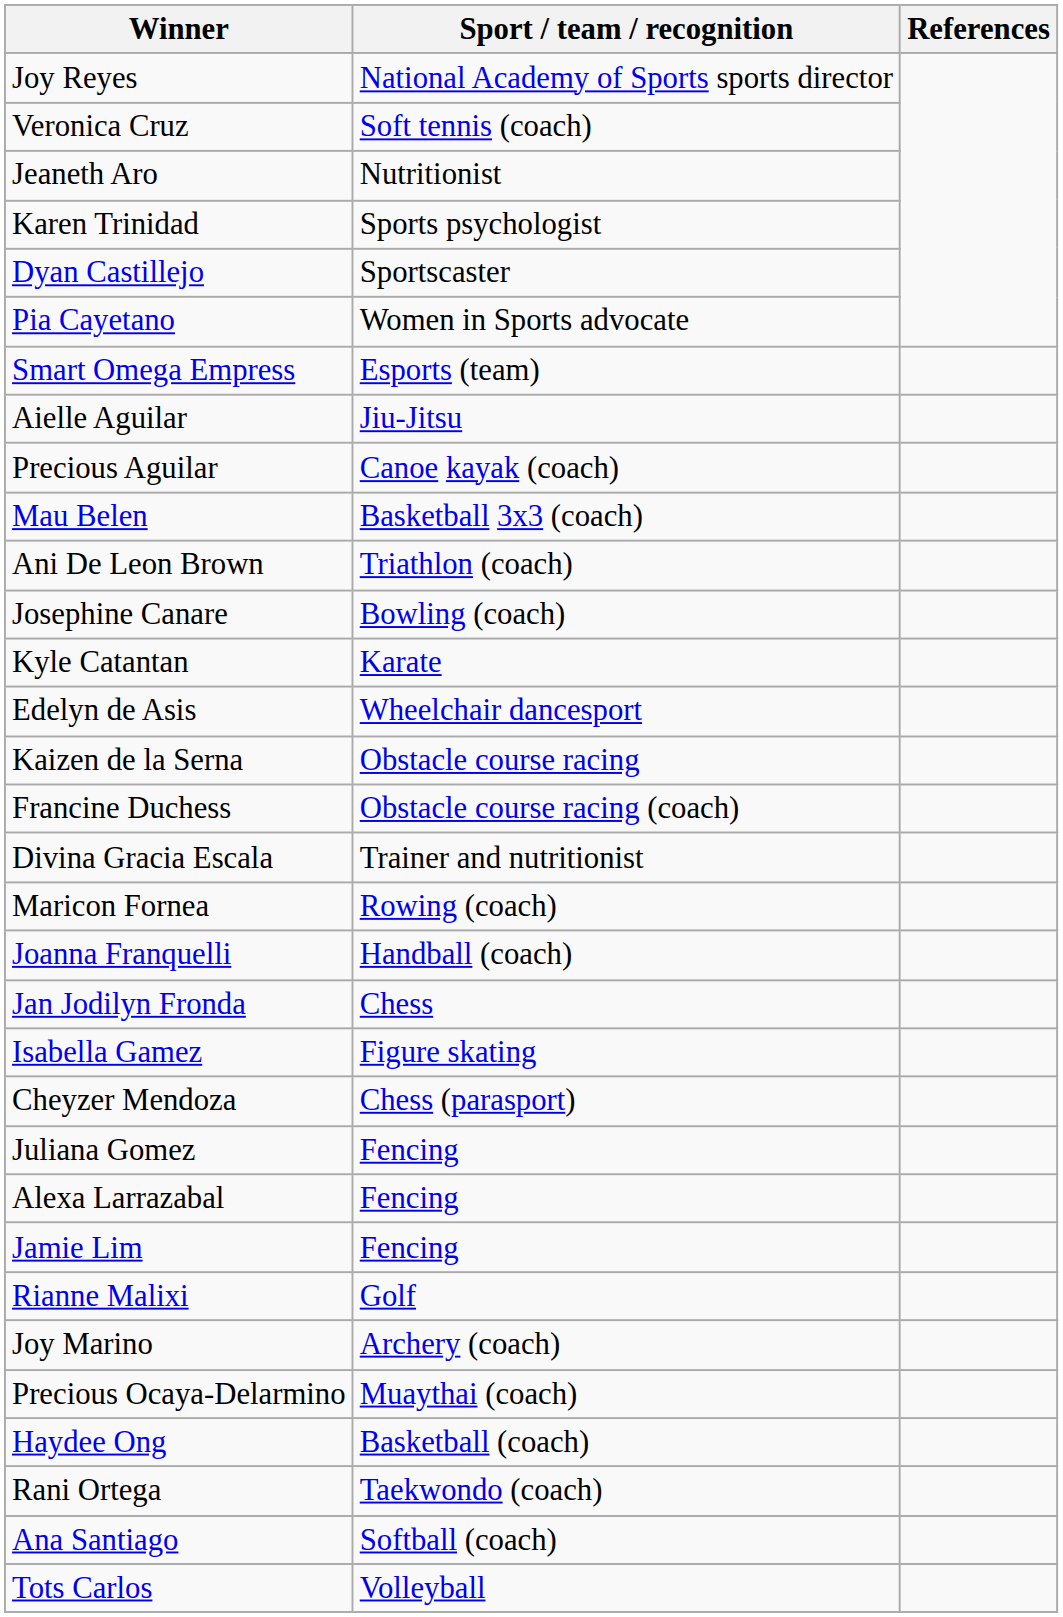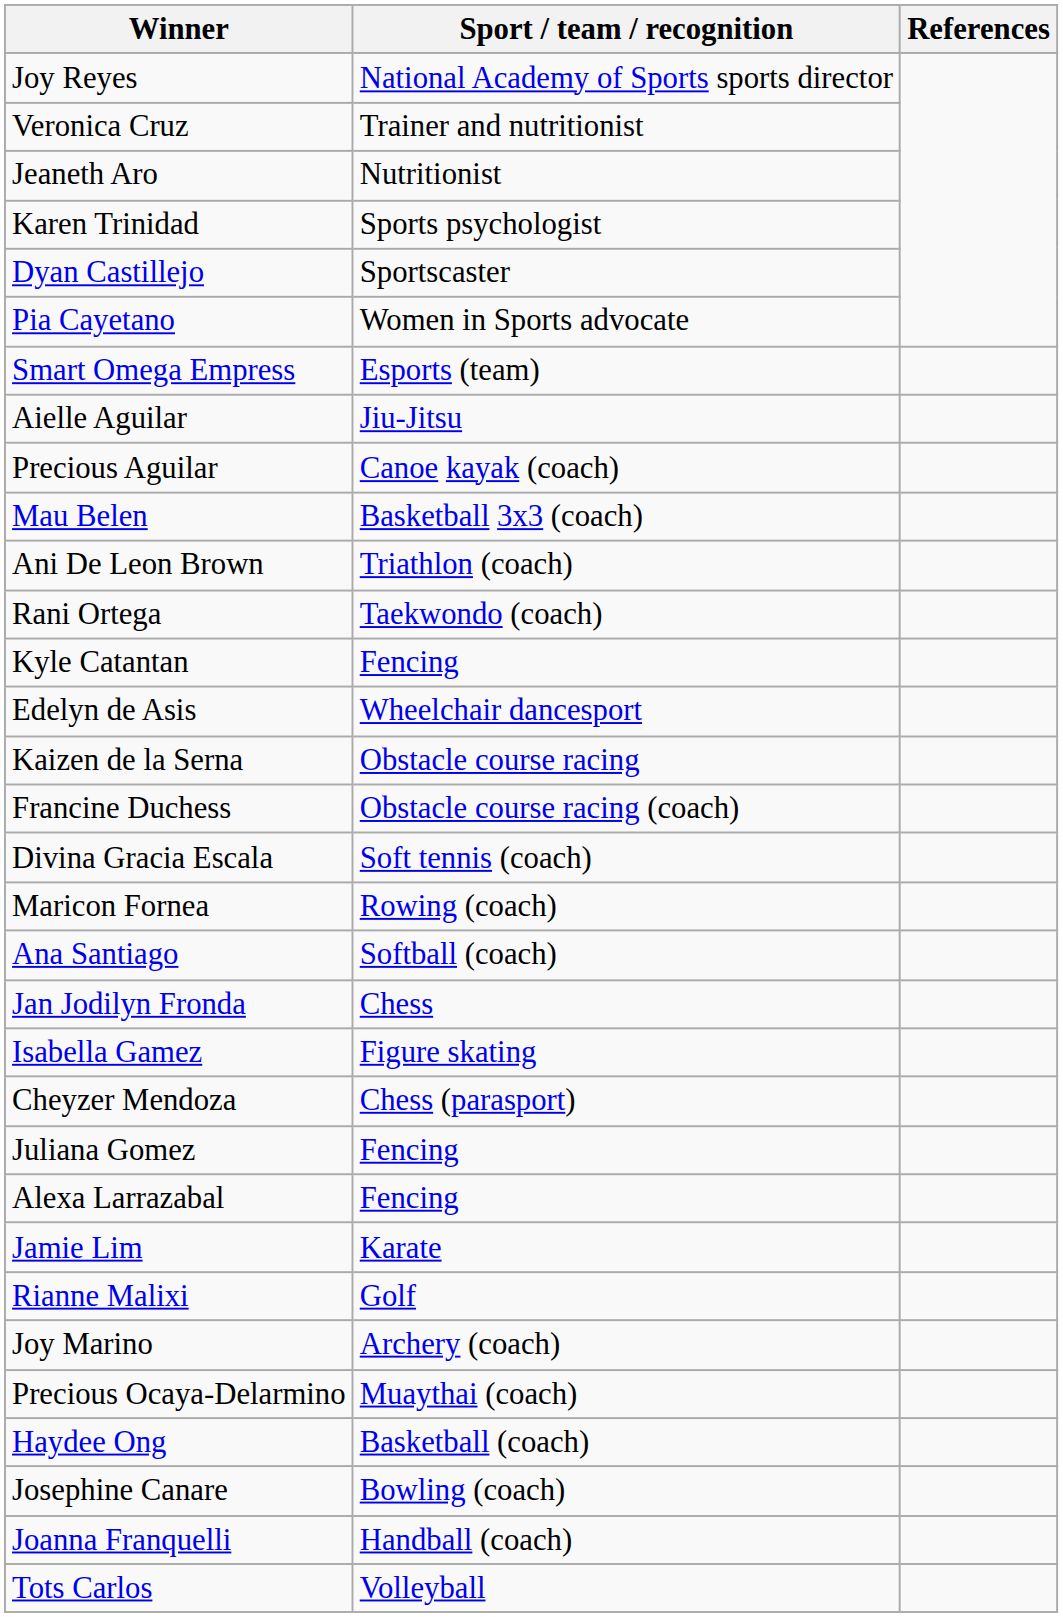(476, 126) Soft tennis (coach) -> (502, 126) Trainer and nutritionist
rows swapped: (120, 613) <-> (87, 1490)
(401, 662) Karate -> (409, 662) Fencing
(502, 857) Trainer and nutritionist -> (476, 857) Soft tennis (coach)
rows swapped: (122, 954) <-> (95, 1539)
(409, 1246) Fencing -> (401, 1246) Karate
